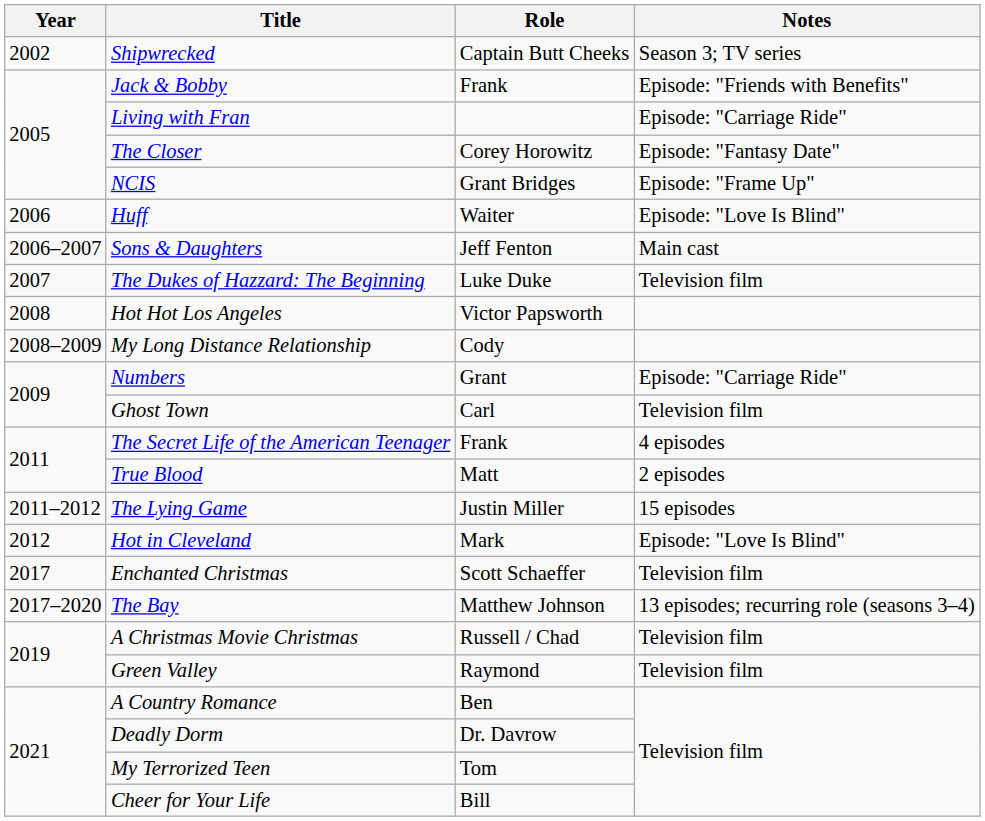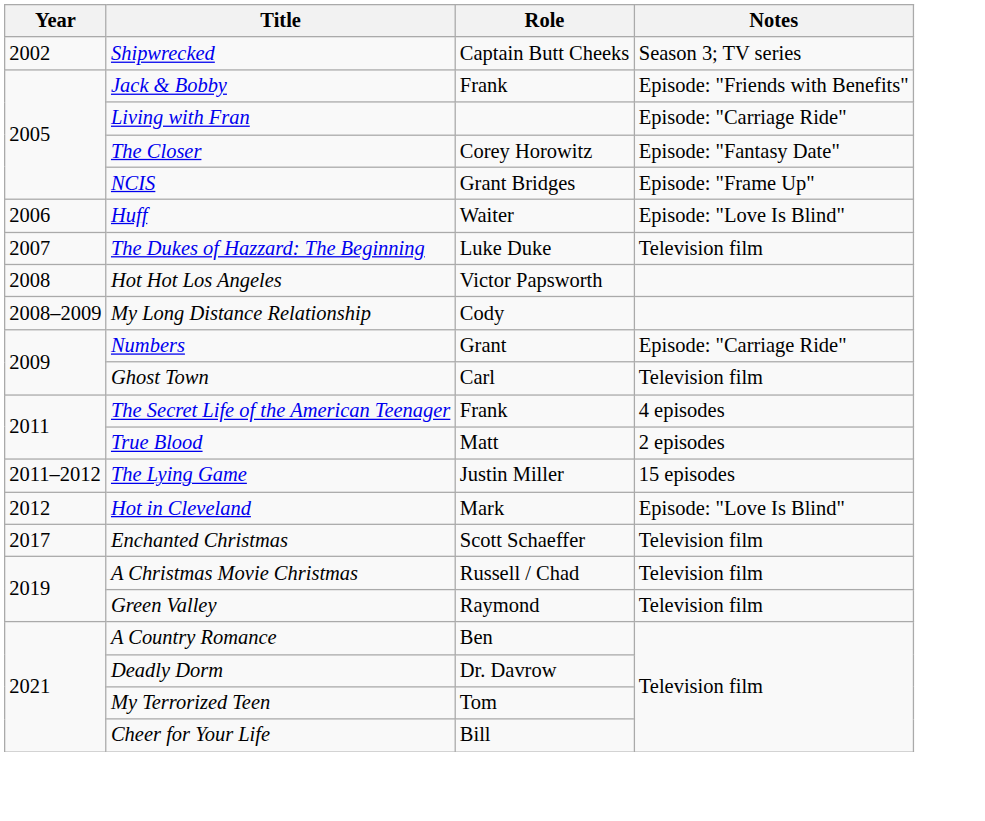- row: (187, 248)
- row: (145, 605)
